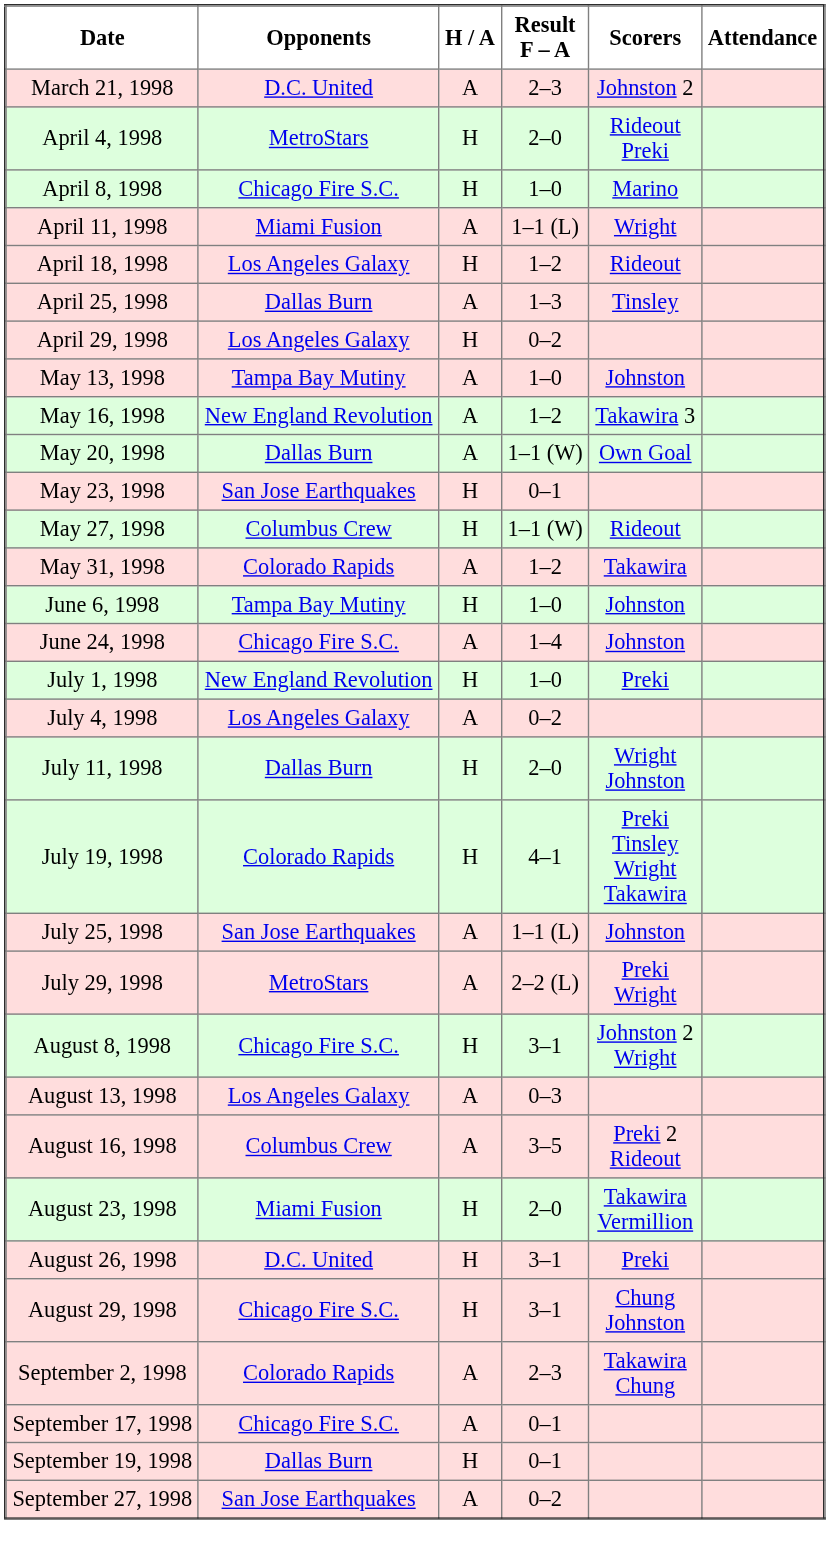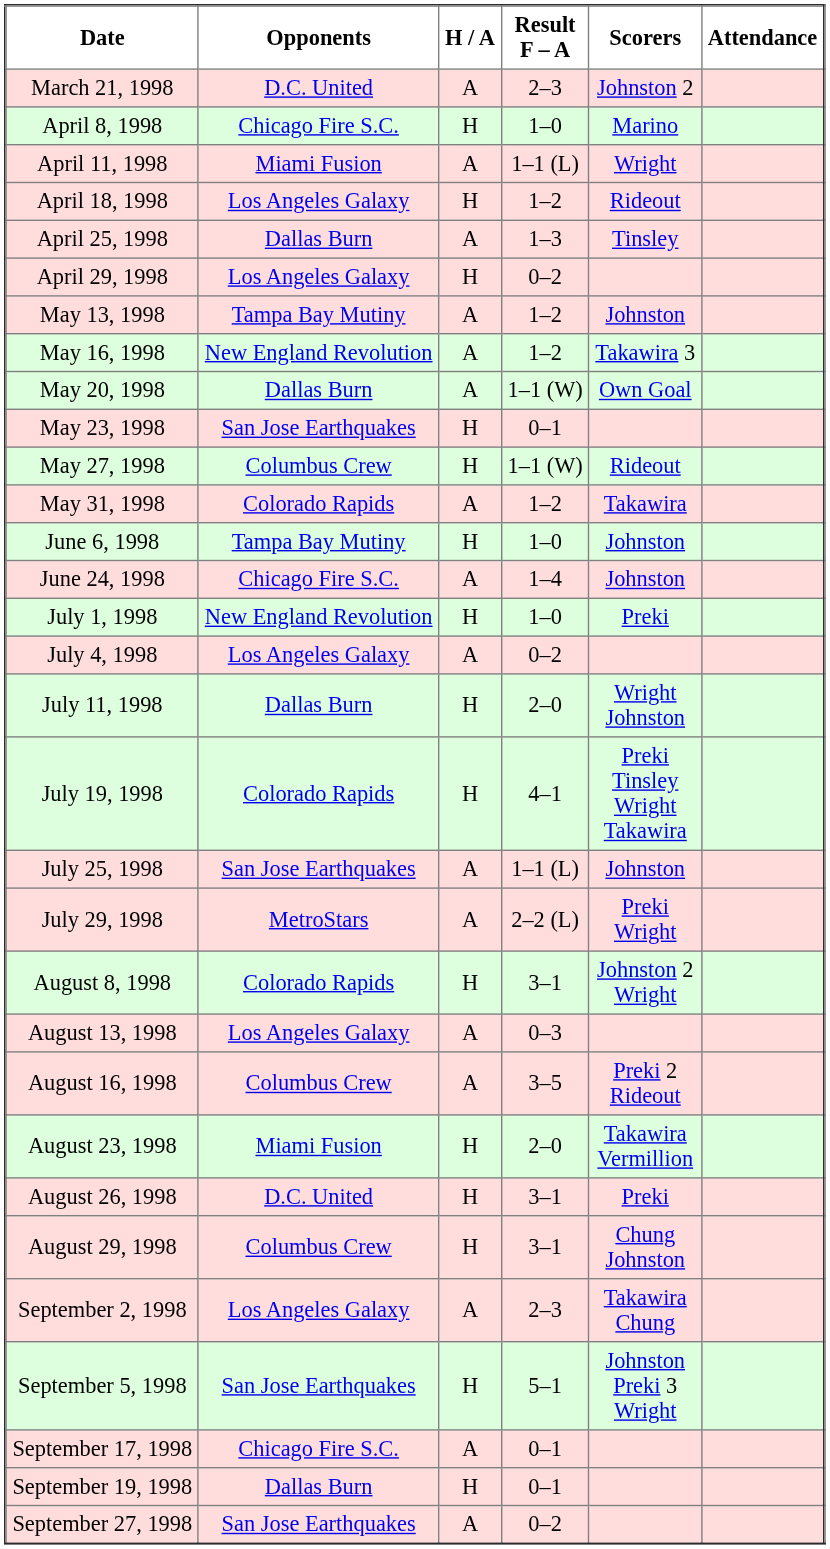- row: (102, 138)
(545, 377) 1–0 -> (545, 314) 1–2
(319, 1045) Chicago Fire S.C. -> (319, 982) Colorado Rapids
(319, 1310) Chicago Fire S.C. -> (319, 1246) Columbus Crew
(319, 1372) Colorado Rapids -> (319, 1310) Los Angeles Galaxy
+ row: (102, 1385)
